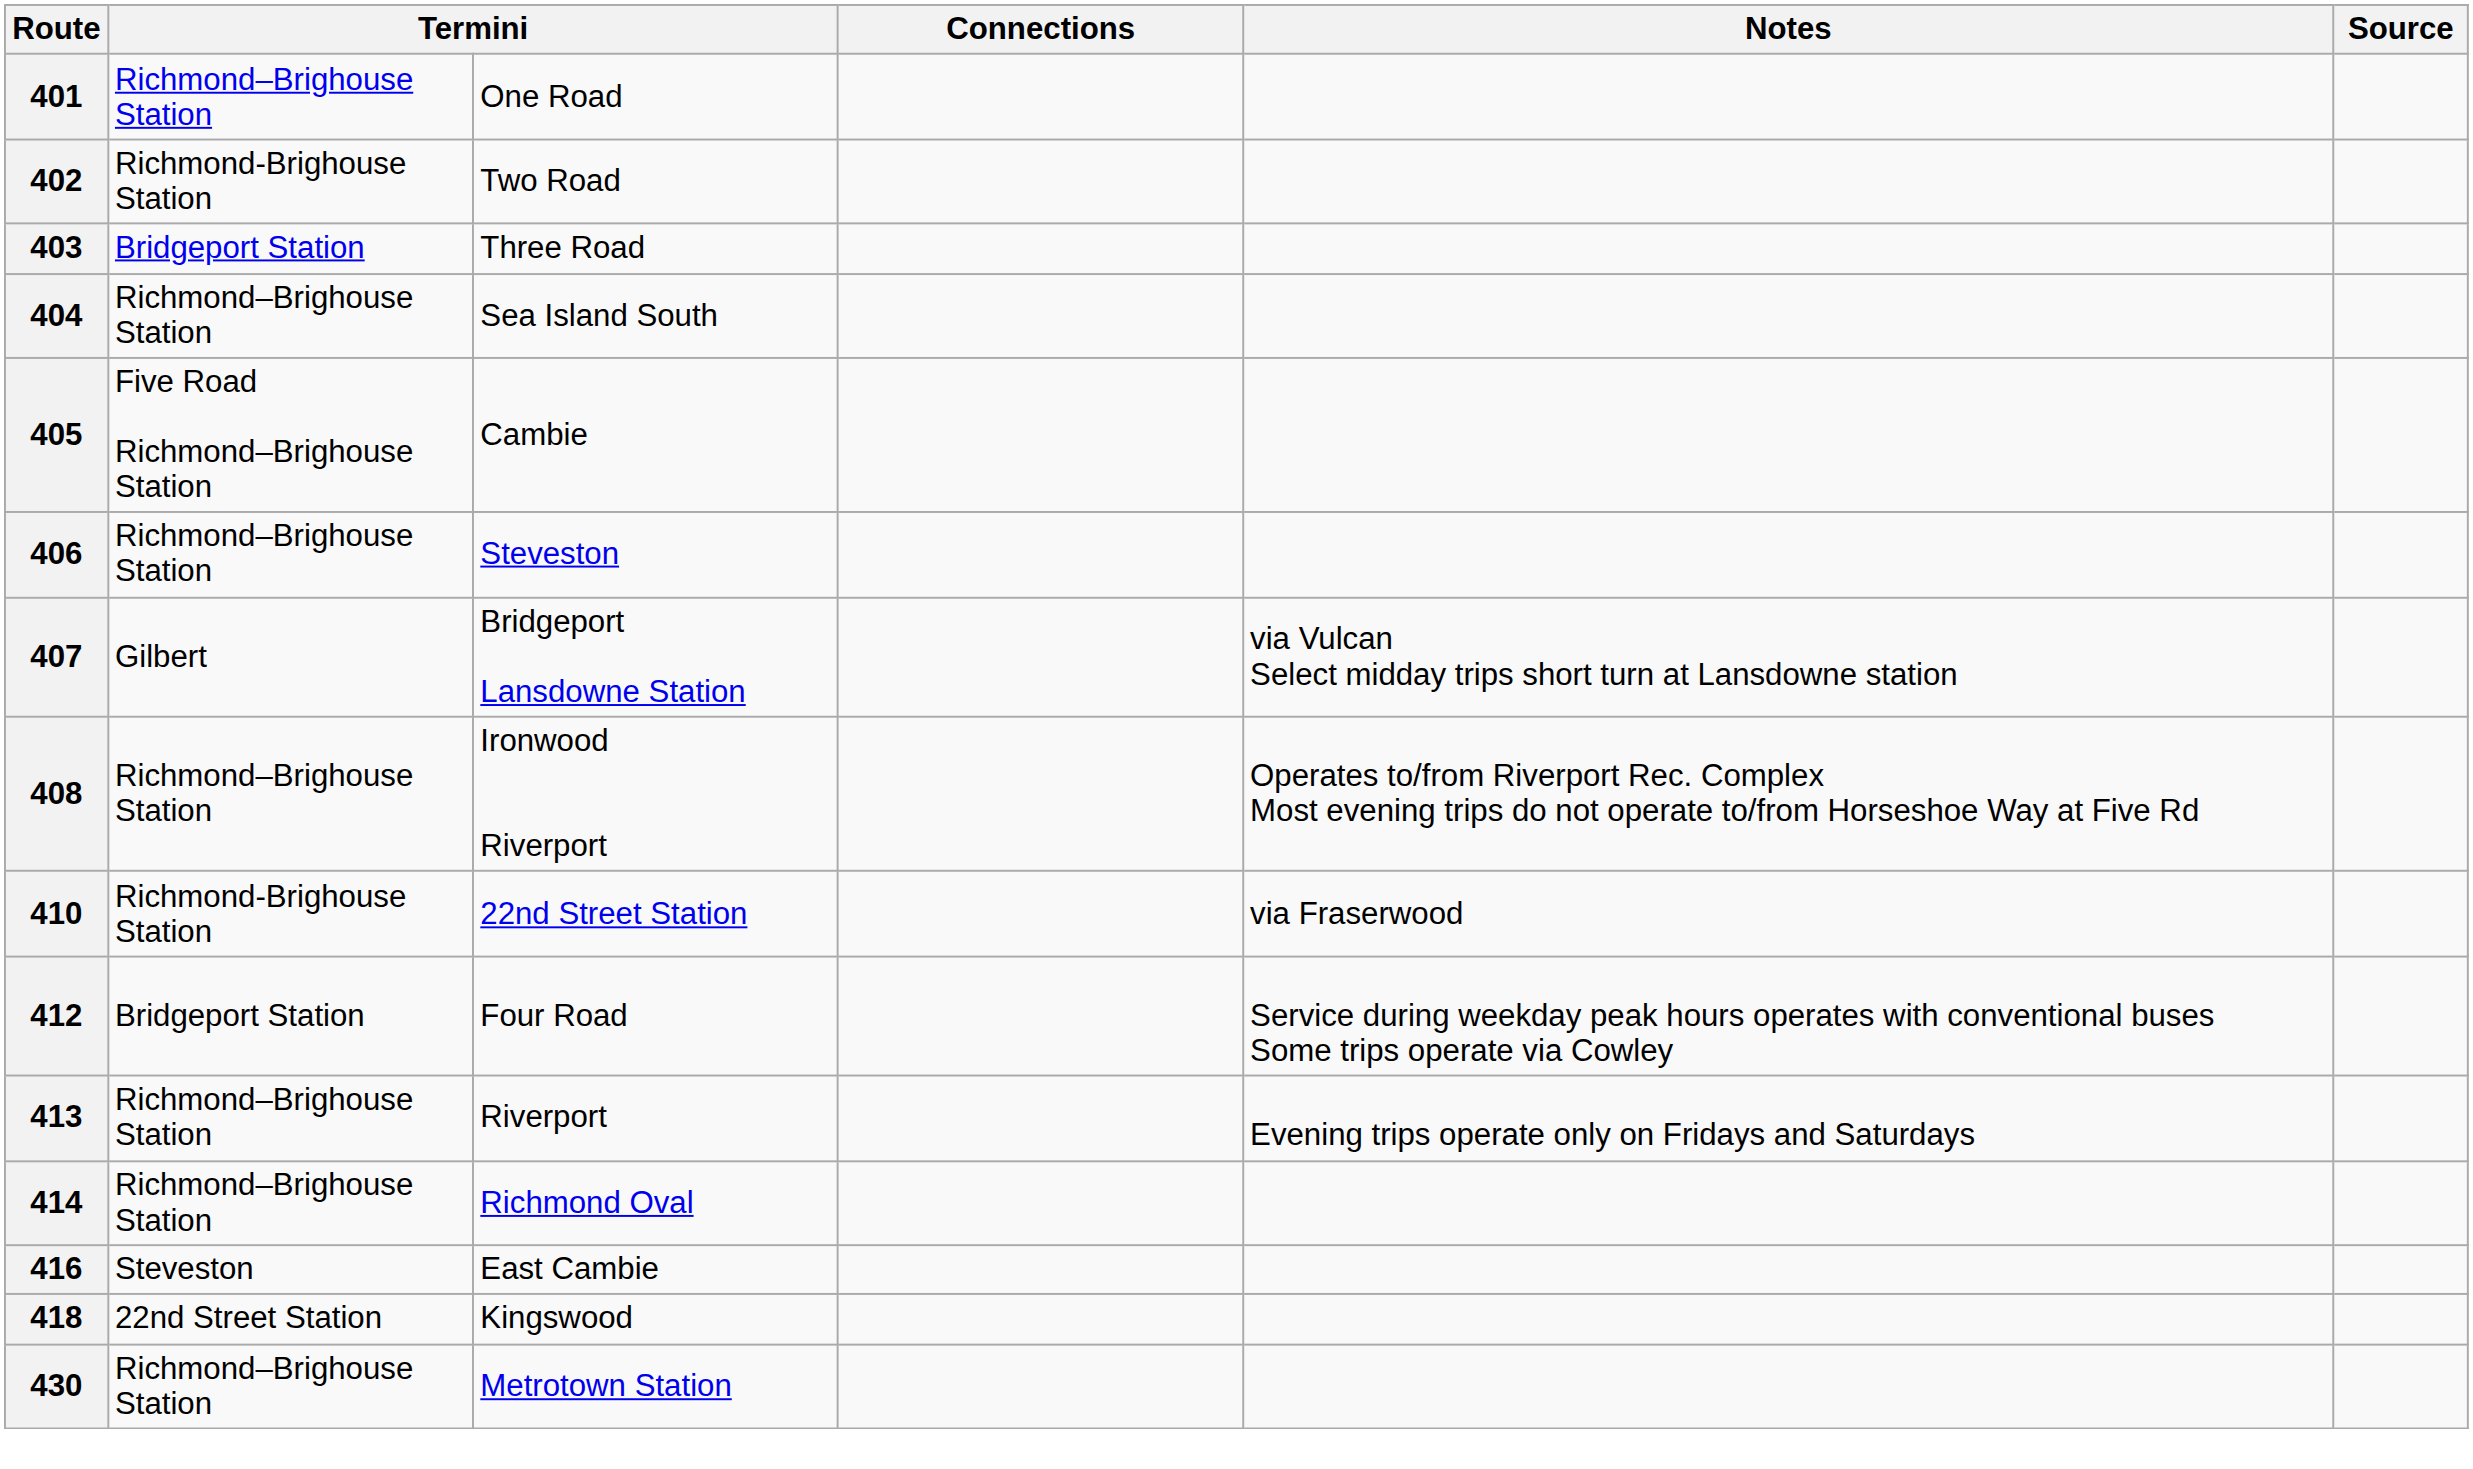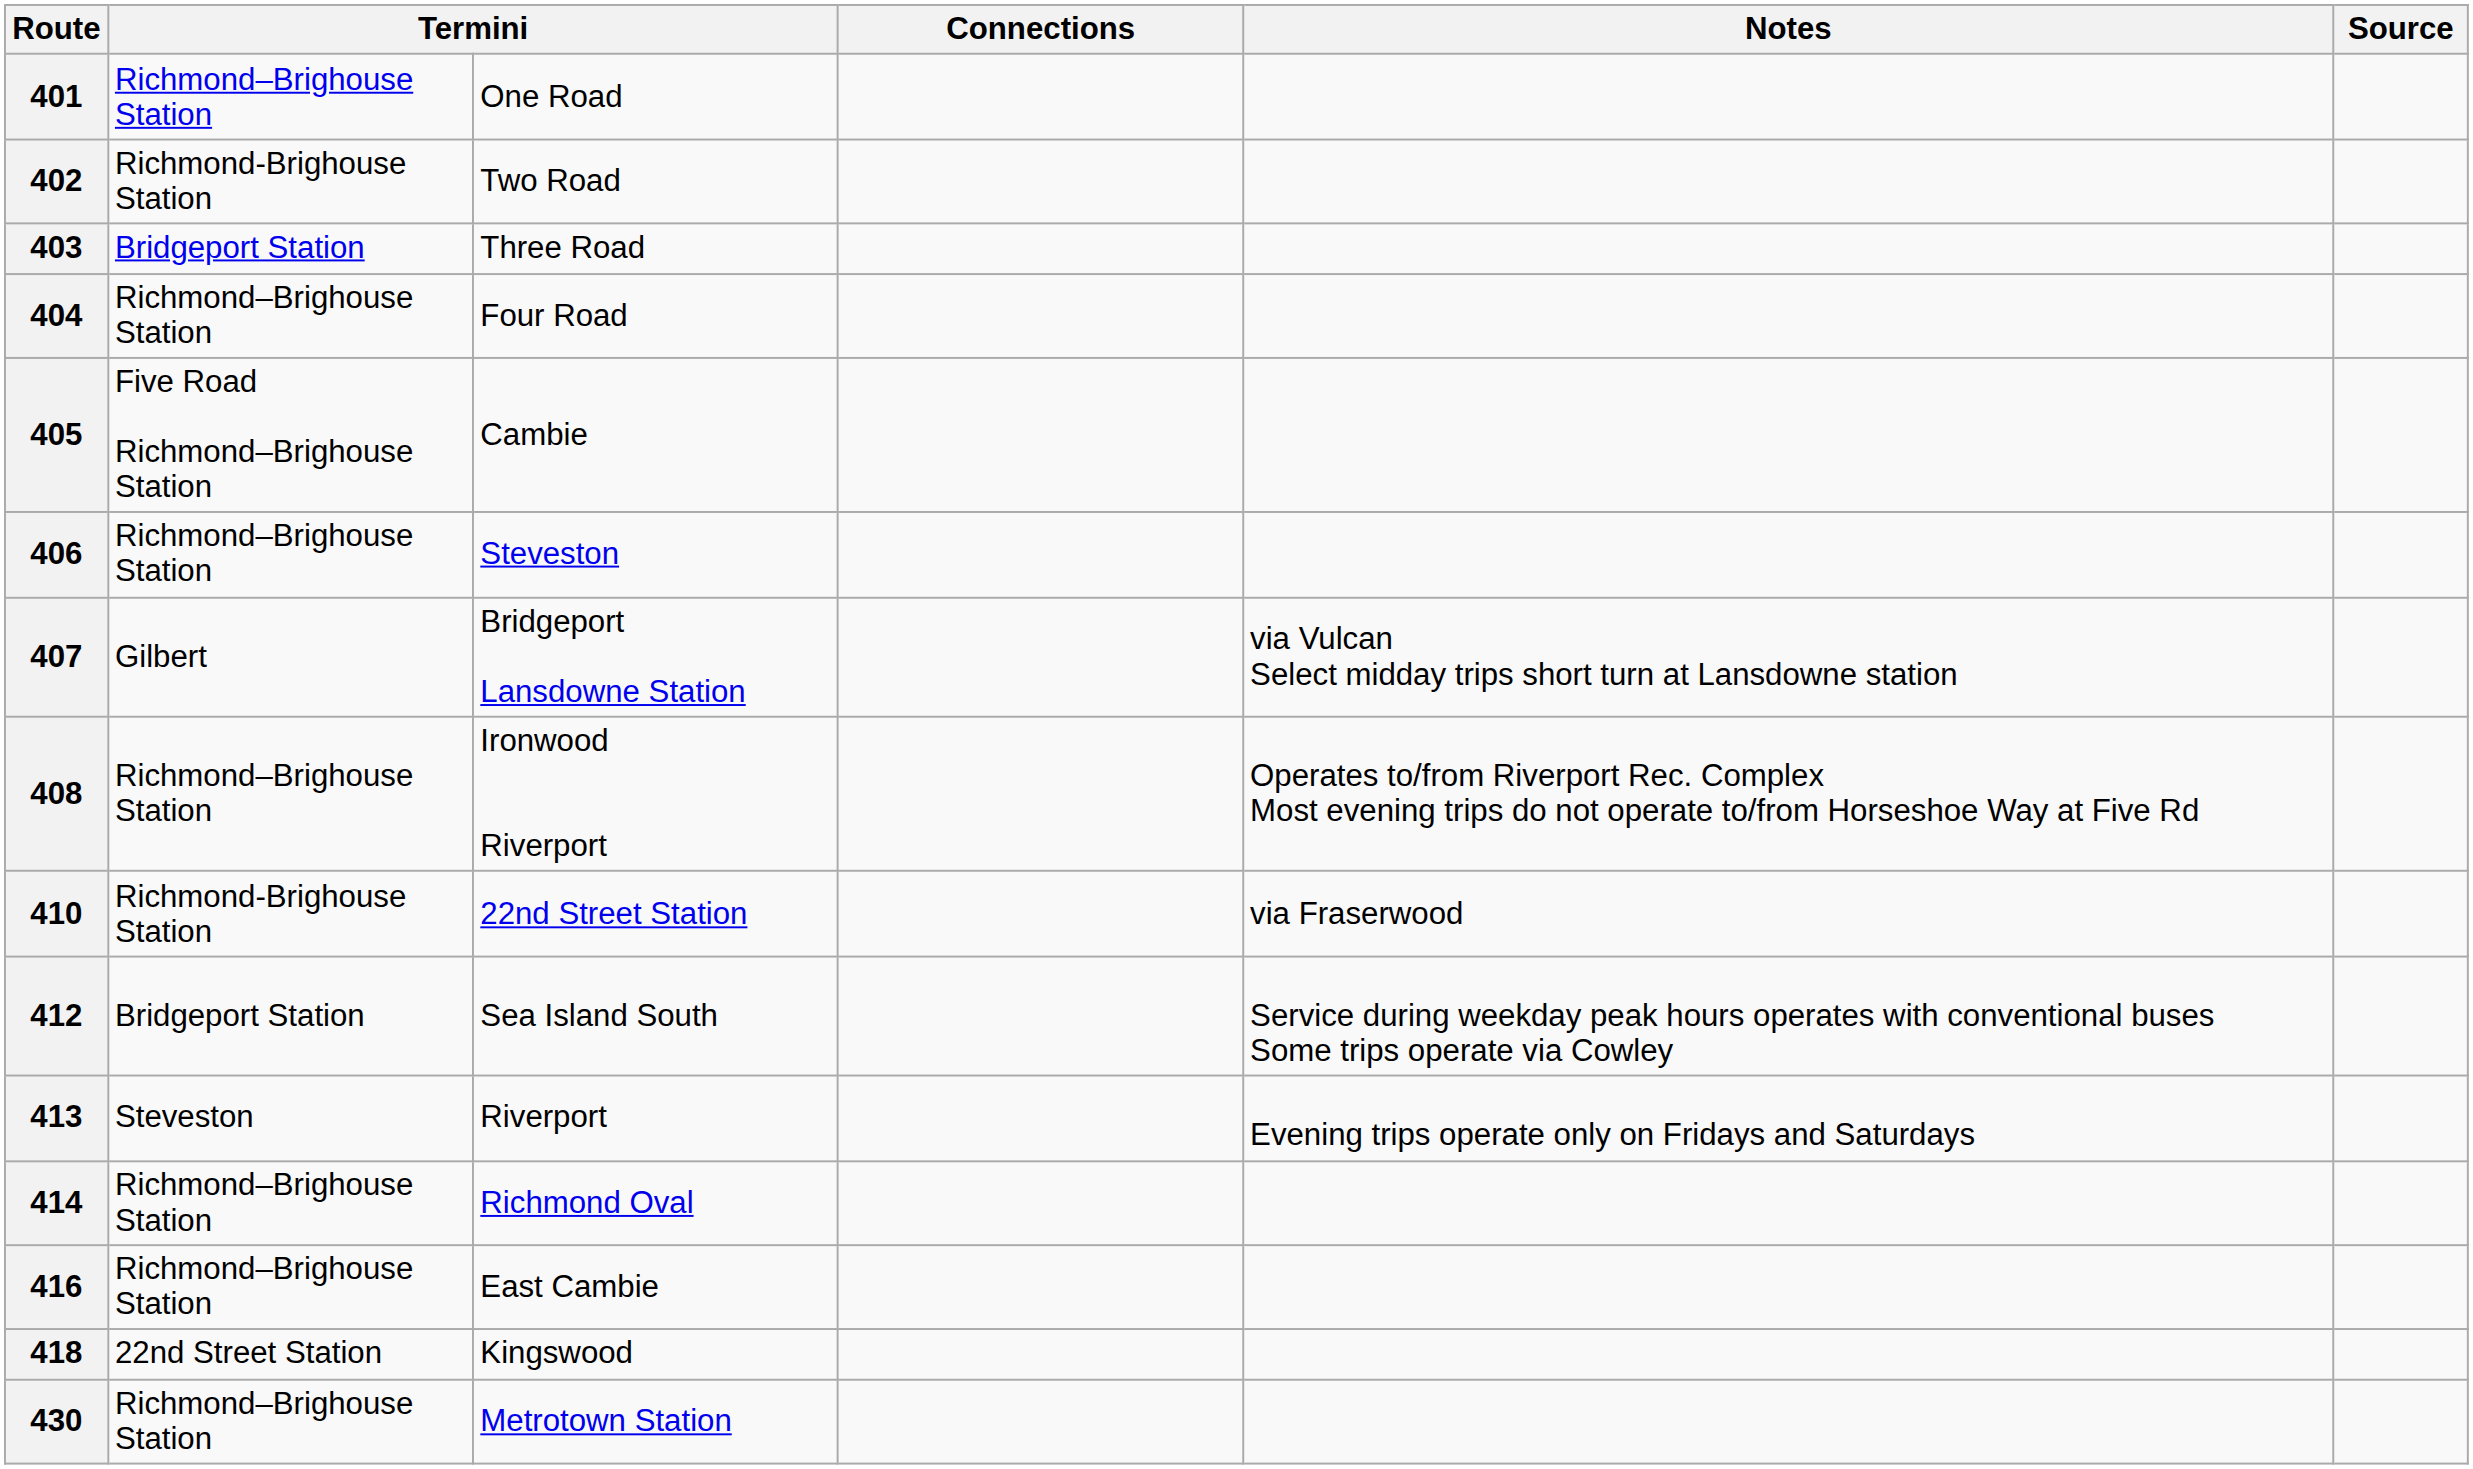(599, 314) Sea Island South -> (554, 314) Four Road
(554, 1015) Four Road -> (599, 1015) Sea Island South
(264, 1117) Richmond–Brighouse Station -> (184, 1117) Steveston
(184, 1269) Steveston -> (264, 1286) Richmond–Brighouse Station
